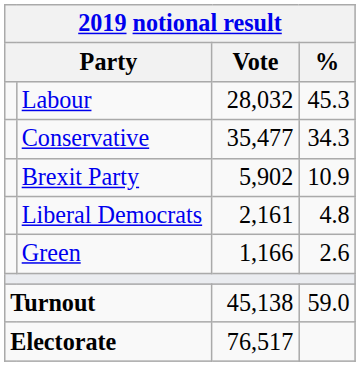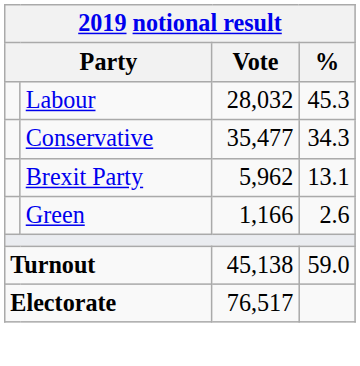(266, 176) 5,902 -> (266, 176) 5,962
(329, 176) 10.9 -> (329, 176) 13.1
- row: (112, 215)
